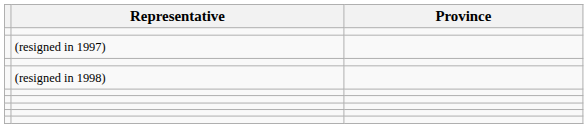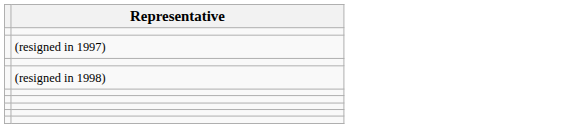- column: (463, 16)
